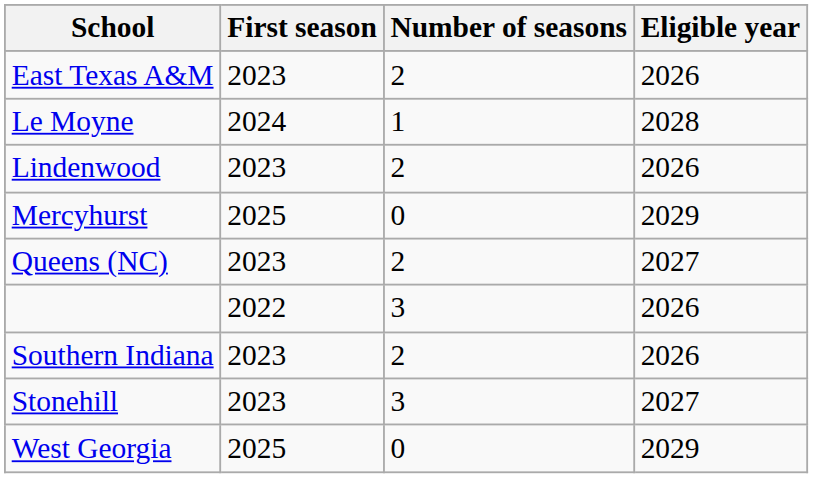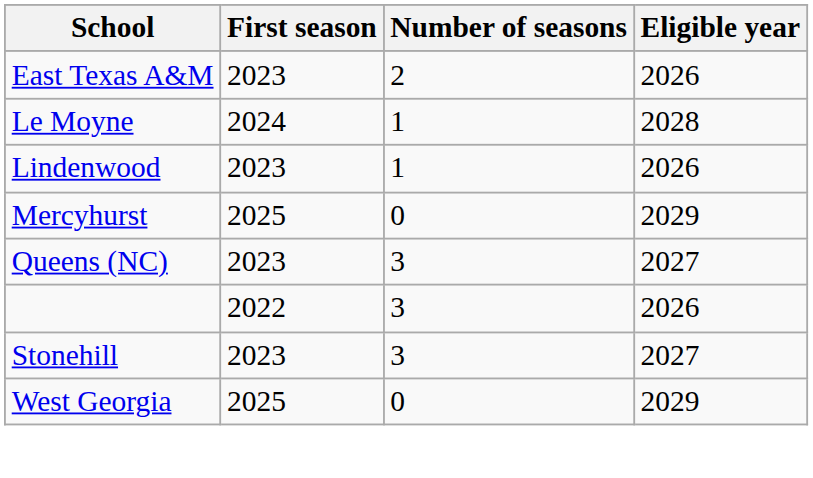(398, 167) 2 -> (398, 167) 1
(398, 261) 2 -> (398, 261) 3
- row: (113, 354)
